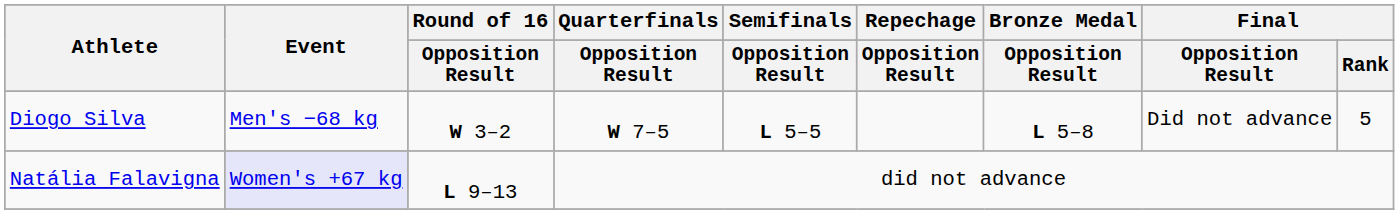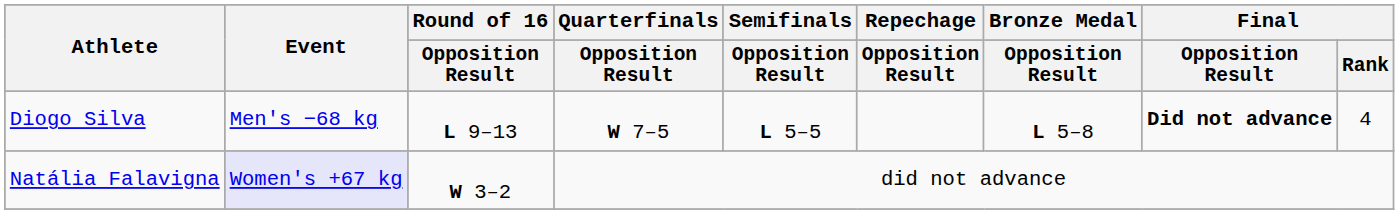(480, 133) W 3–2 -> (480, 133) L 9–13
(1240, 121) normal -> (1240, 121) bold
(1365, 121) 5 -> (1365, 121) 4
(480, 192) L 9–13 -> (480, 192) W 3–2
